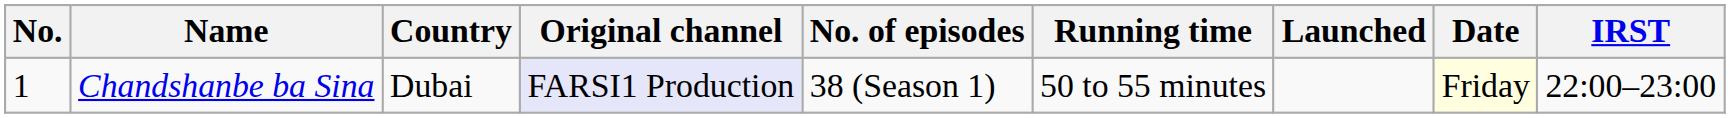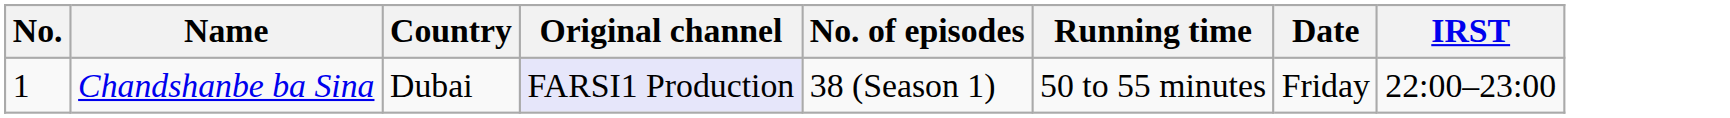- column: (1354, 31)
(1486, 84) lightyellow background -> (1326, 84) no background
